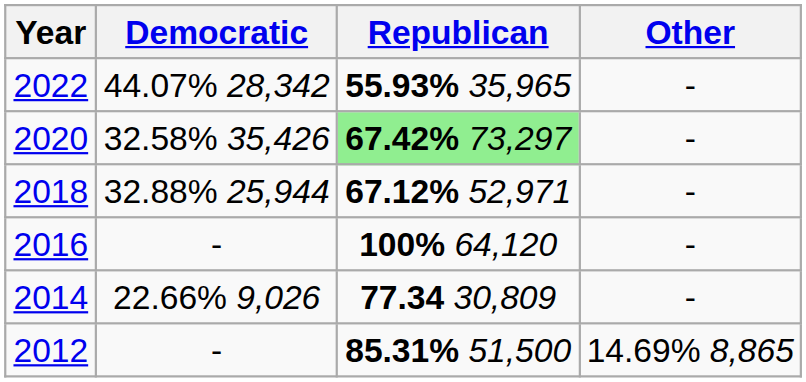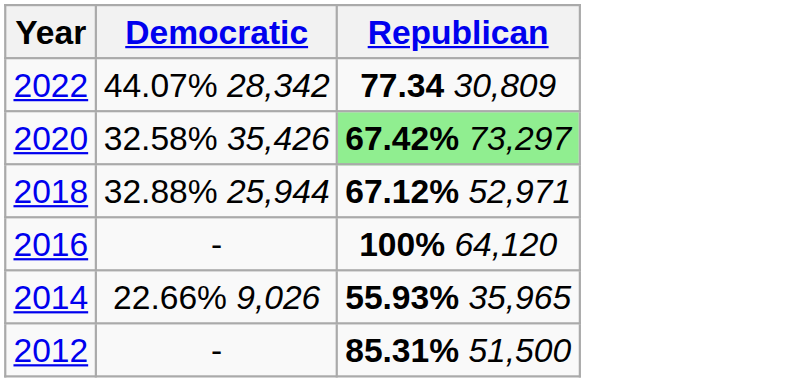- column: (690, 32)
(458, 85) 55.93% 35,965 -> (458, 85) 77.34 30,809
(458, 298) 77.34 30,809 -> (458, 298) 55.93% 35,965
